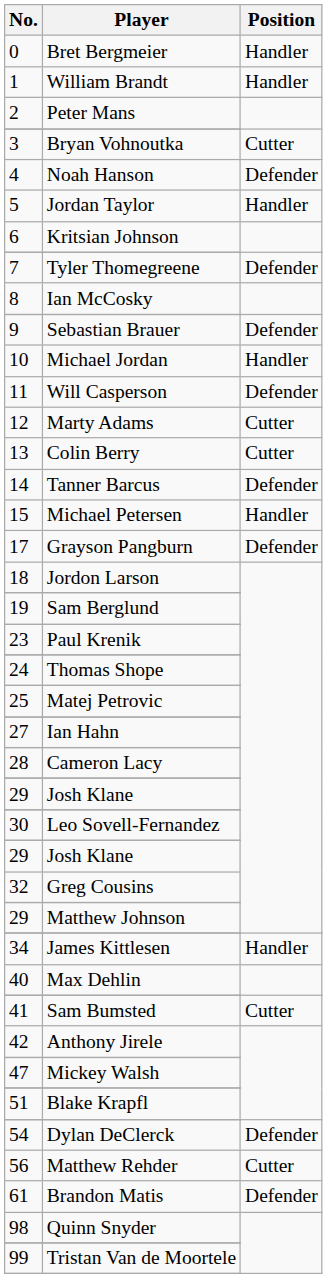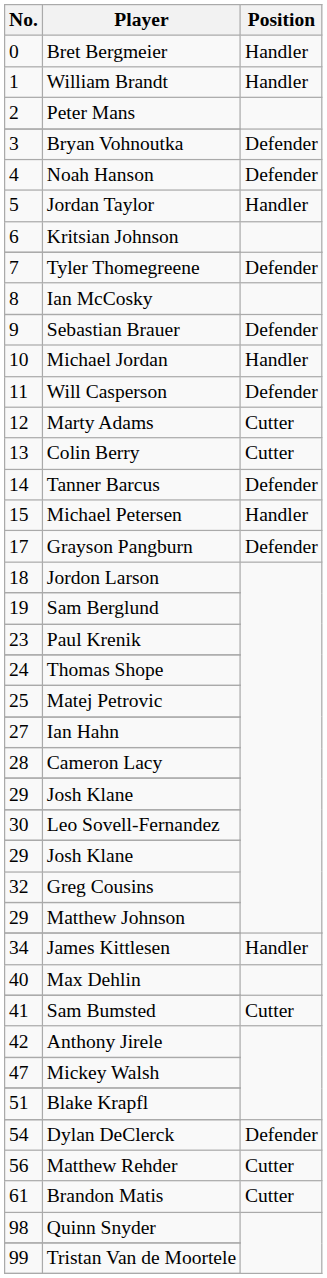(269, 143) Cutter -> (281, 143) Defender
(281, 1196) Defender -> (269, 1196) Cutter
